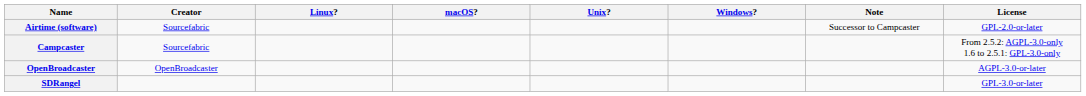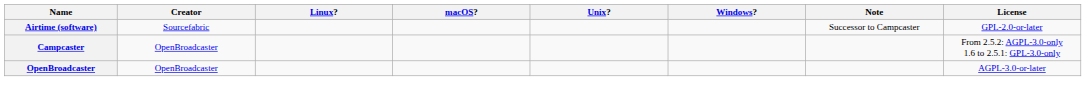(186, 48) Sourcefabric -> (186, 48) OpenBroadcaster
- row: (61, 83)
